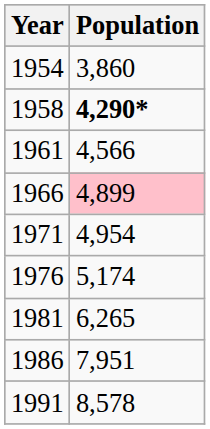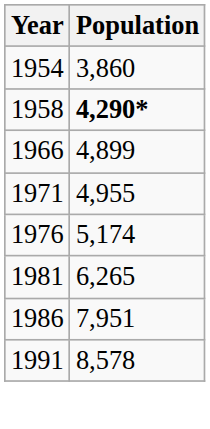- row: (37, 151)
(106, 192) pink background -> (106, 151) no background
(106, 234) 4,954 -> (106, 192) 4,955
